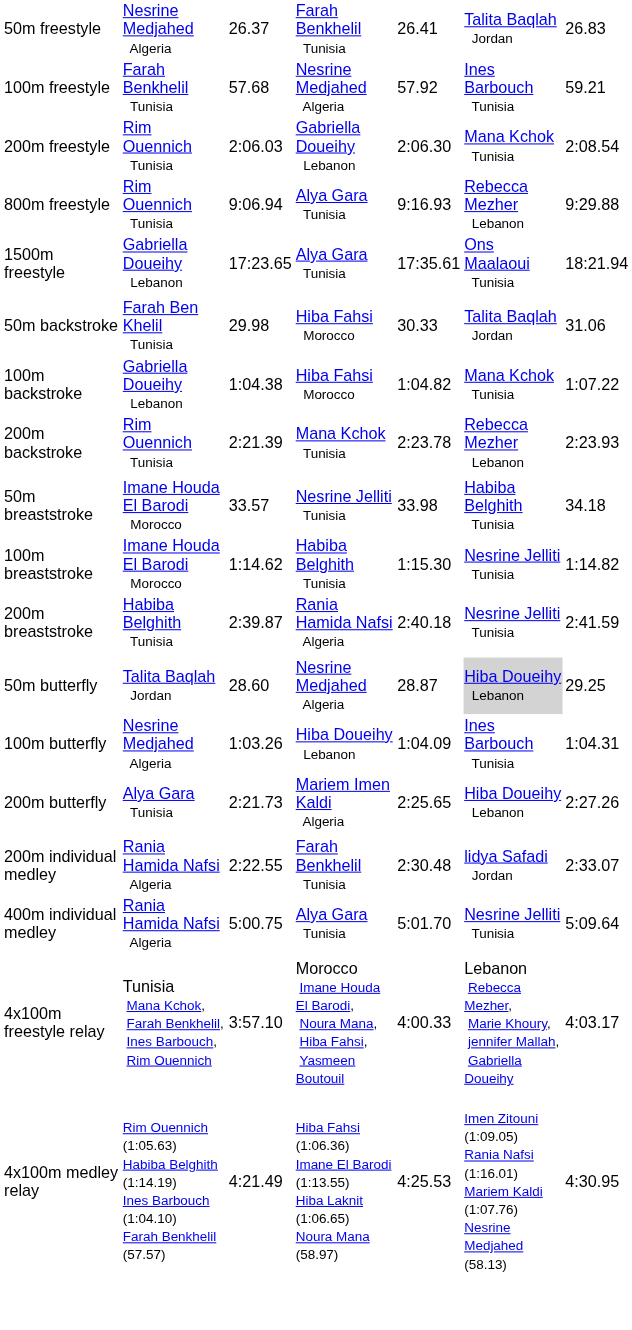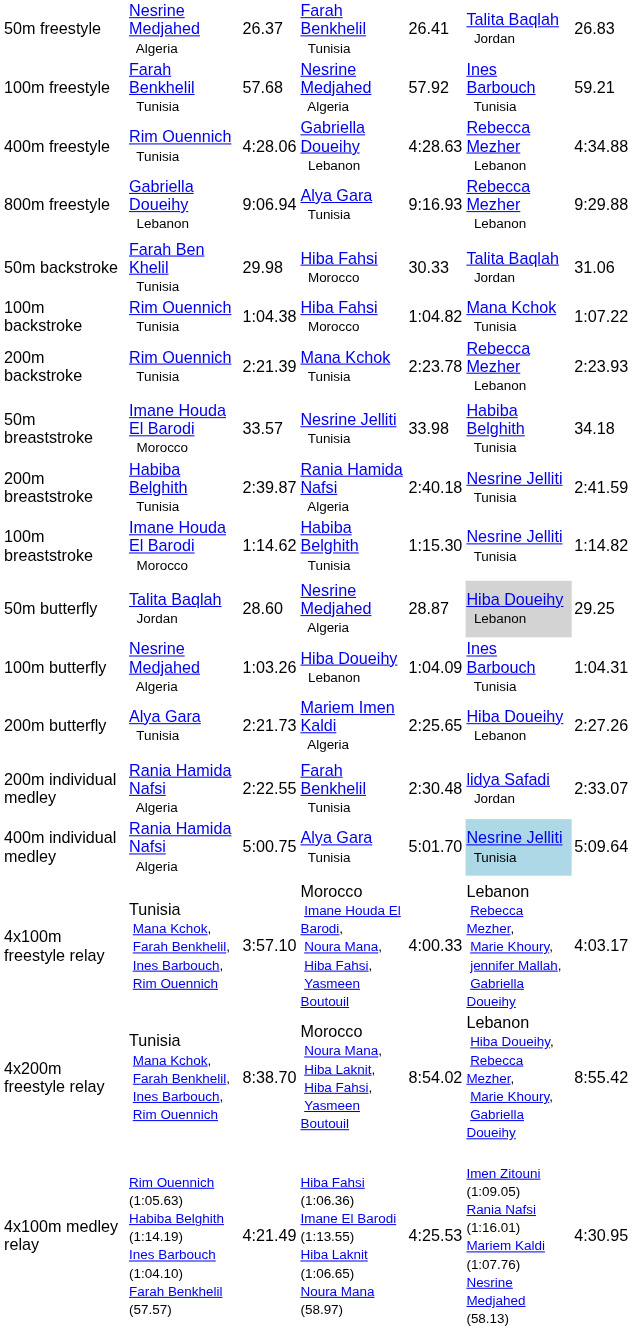- row: (57, 146)
+ row: (57, 146)
(157, 205) Rim Ouennich Tunisia -> (161, 205) Gabriella Doueihy Lebanon
- row: (35, 263)
(155, 384) Gabriella Doueihy Lebanon -> (180, 317) Rim Ouennich Tunisia
rows swapped: (48, 564) <-> (48, 623)
(512, 924) no background -> (514, 847) lightblue background
+ row: (54, 1077)
